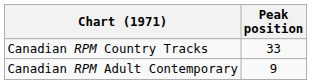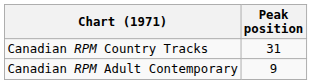(274, 49) 33 -> (274, 49) 31
